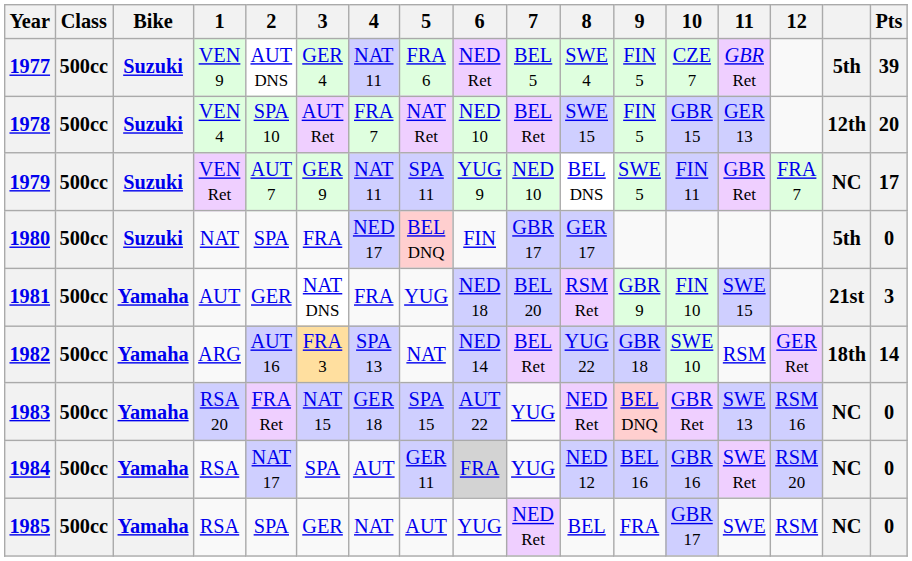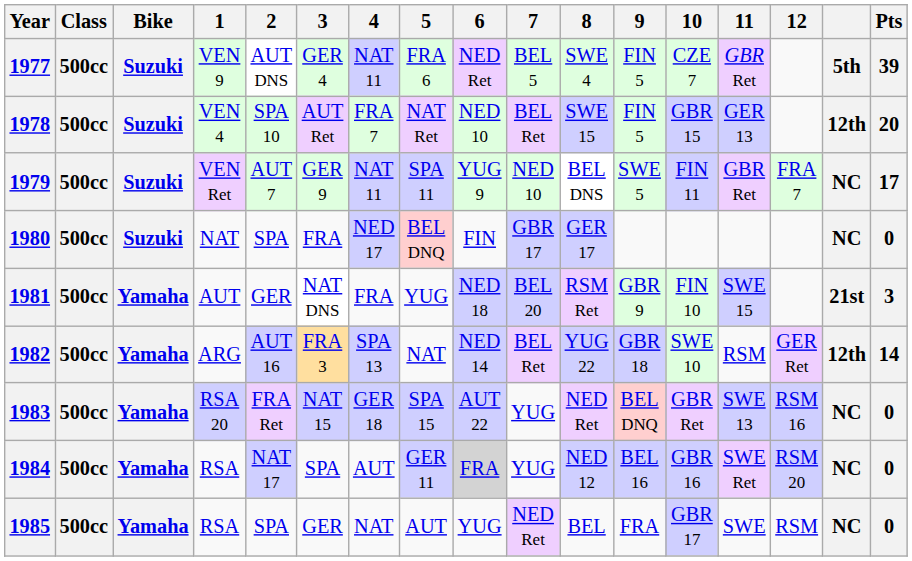(847, 239) 5th -> (847, 239) NC
(847, 354) 18th -> (847, 354) 12th
